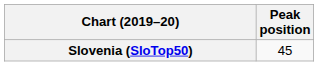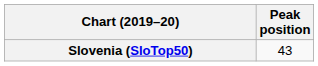(285, 50) 45 -> (285, 50) 43
